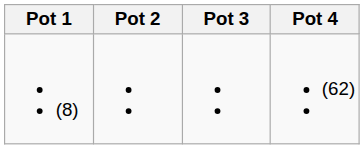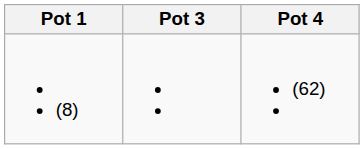- column: (138, 19)
